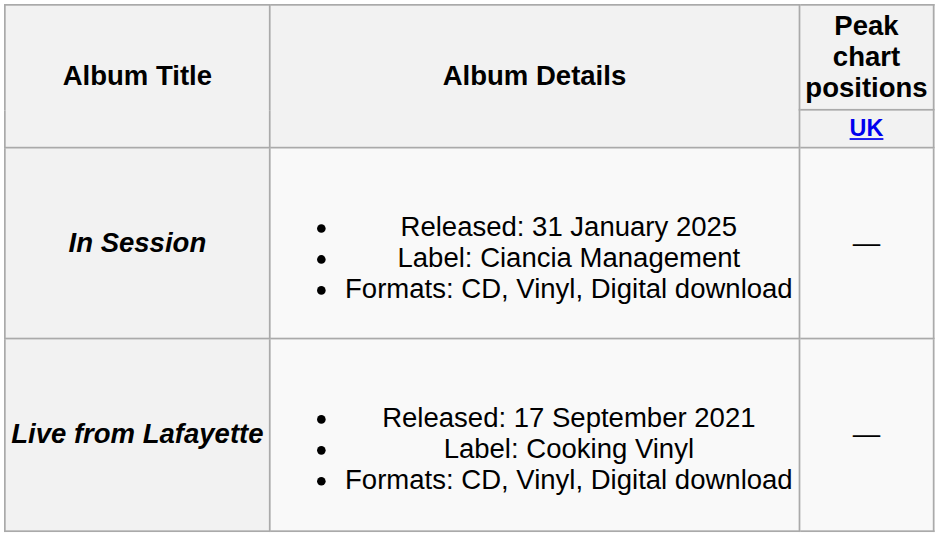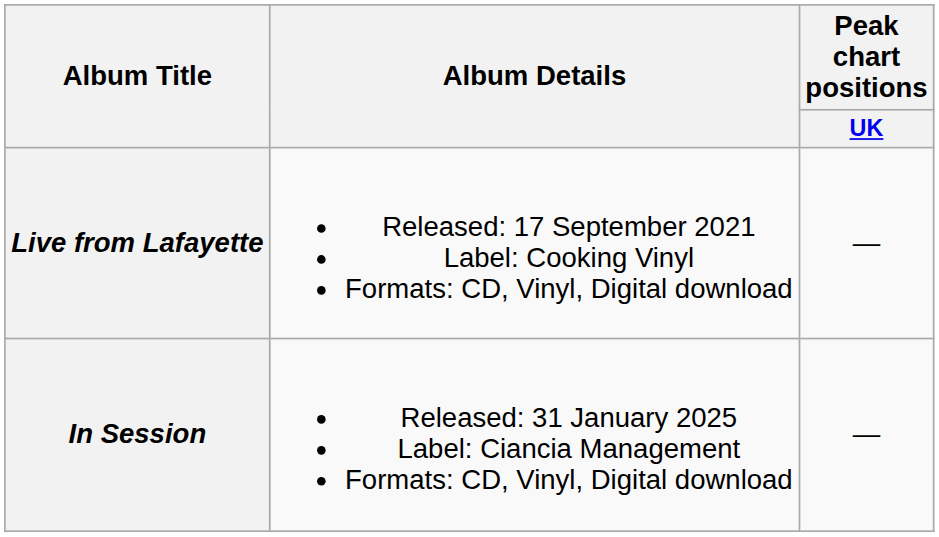rows swapped: (137, 434) <-> (137, 242)
